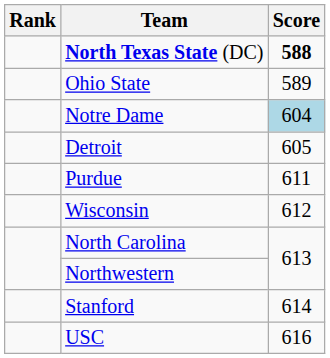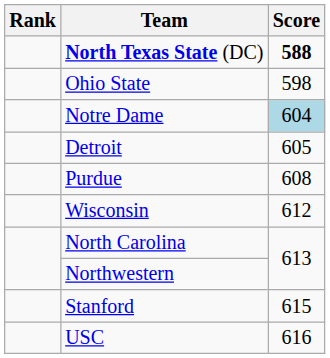(296, 83) 589 -> (296, 83) 598
(296, 178) 611 -> (296, 178) 608
(296, 305) 614 -> (296, 305) 615
